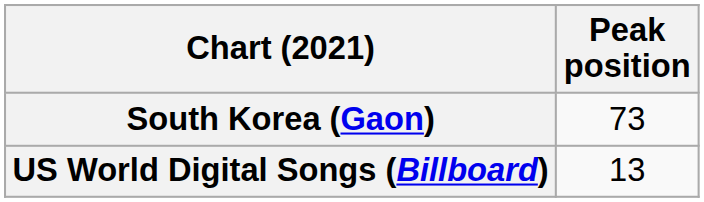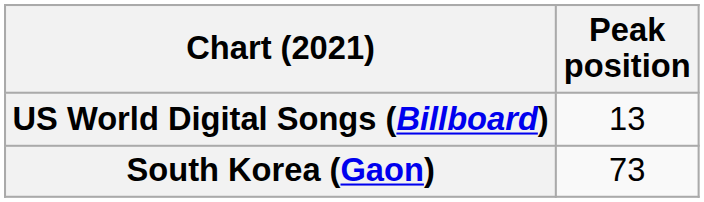rows swapped: (281, 118) <-> (281, 170)
